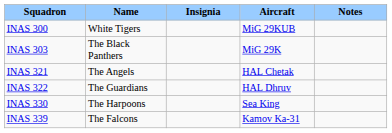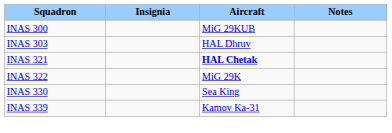- column: (126, 12)
(262, 50) MiG 29K -> (226, 44) HAL Dhruv
(268, 71) normal -> (230, 60) bold
(267, 87) HAL Dhruv -> (222, 76) MiG 29K
